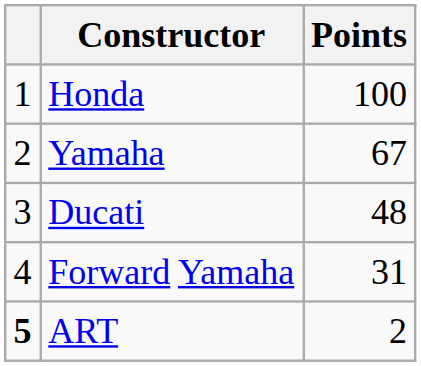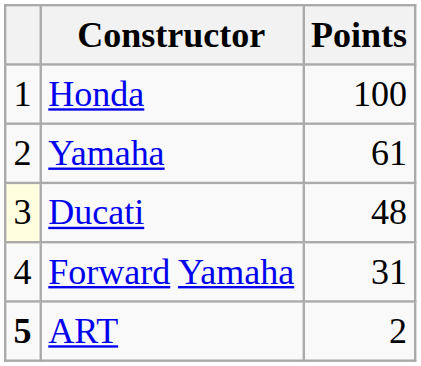(389, 153) 67 -> (389, 153) 61
(23, 212) no background -> (23, 212) lightyellow background
